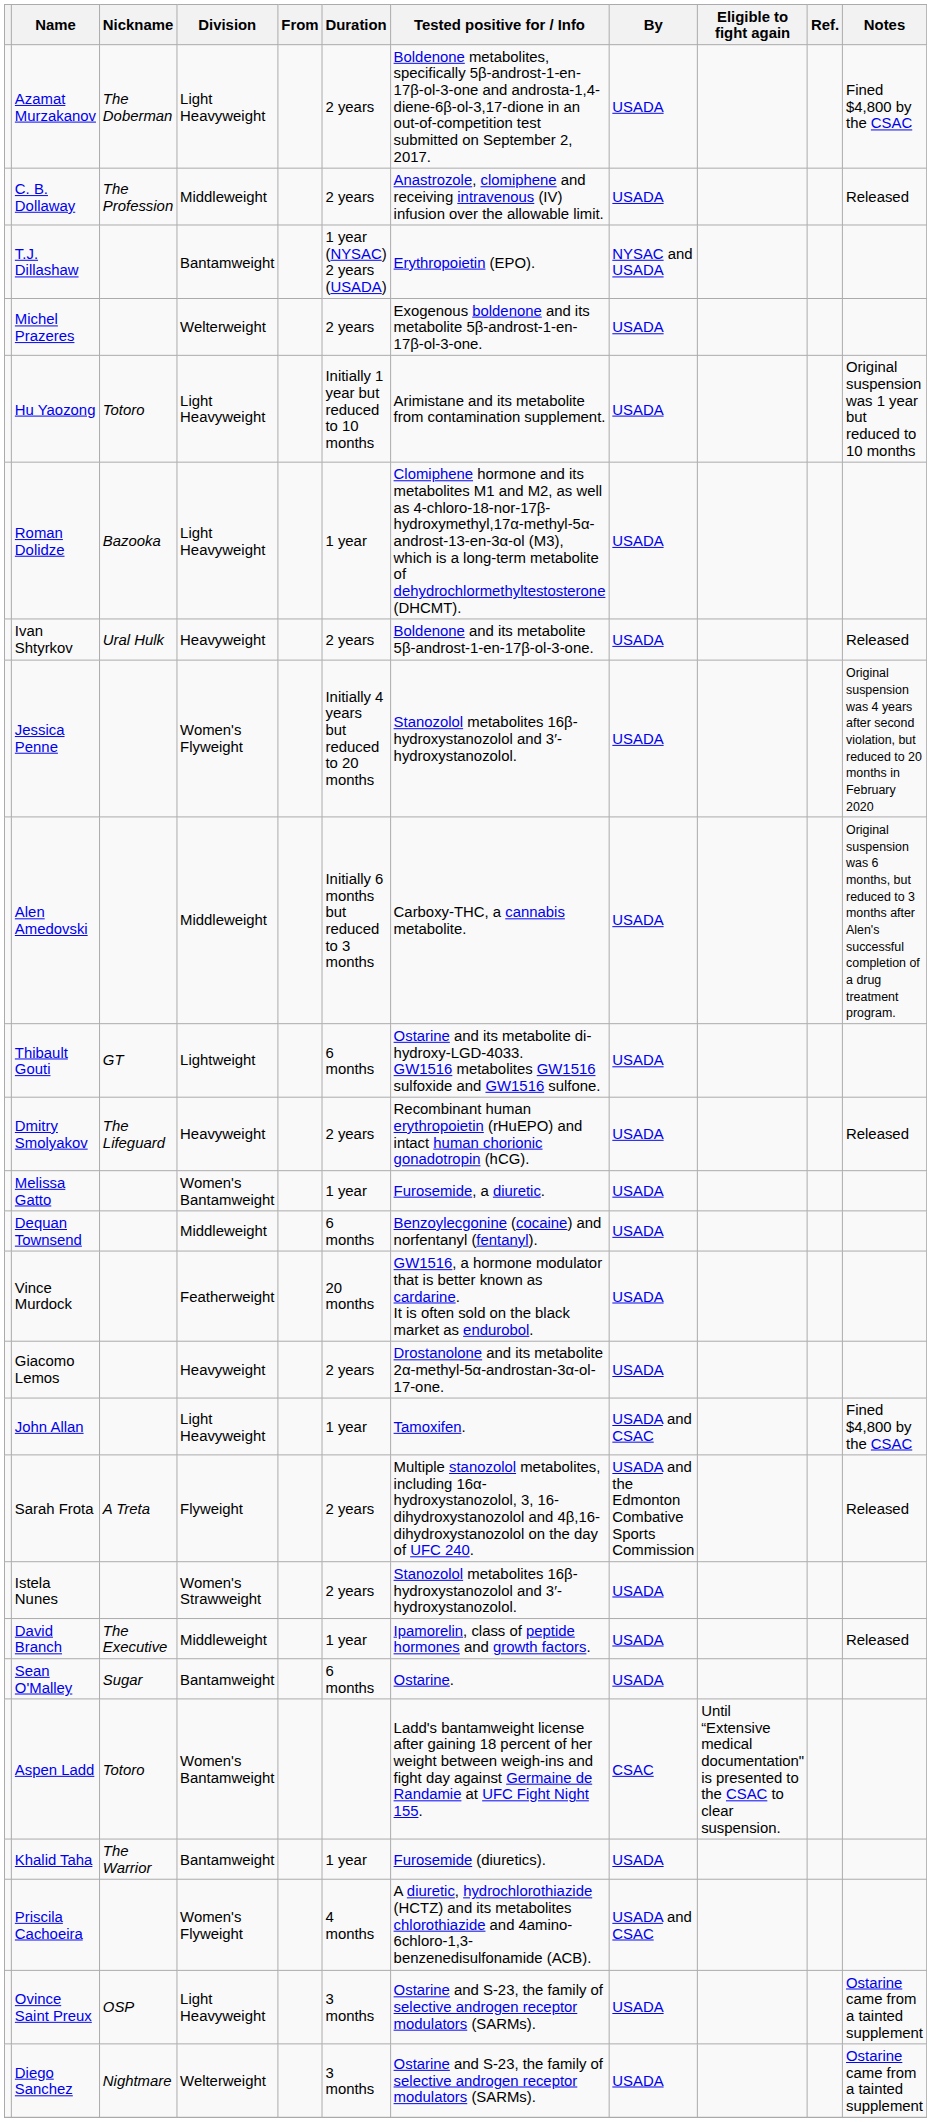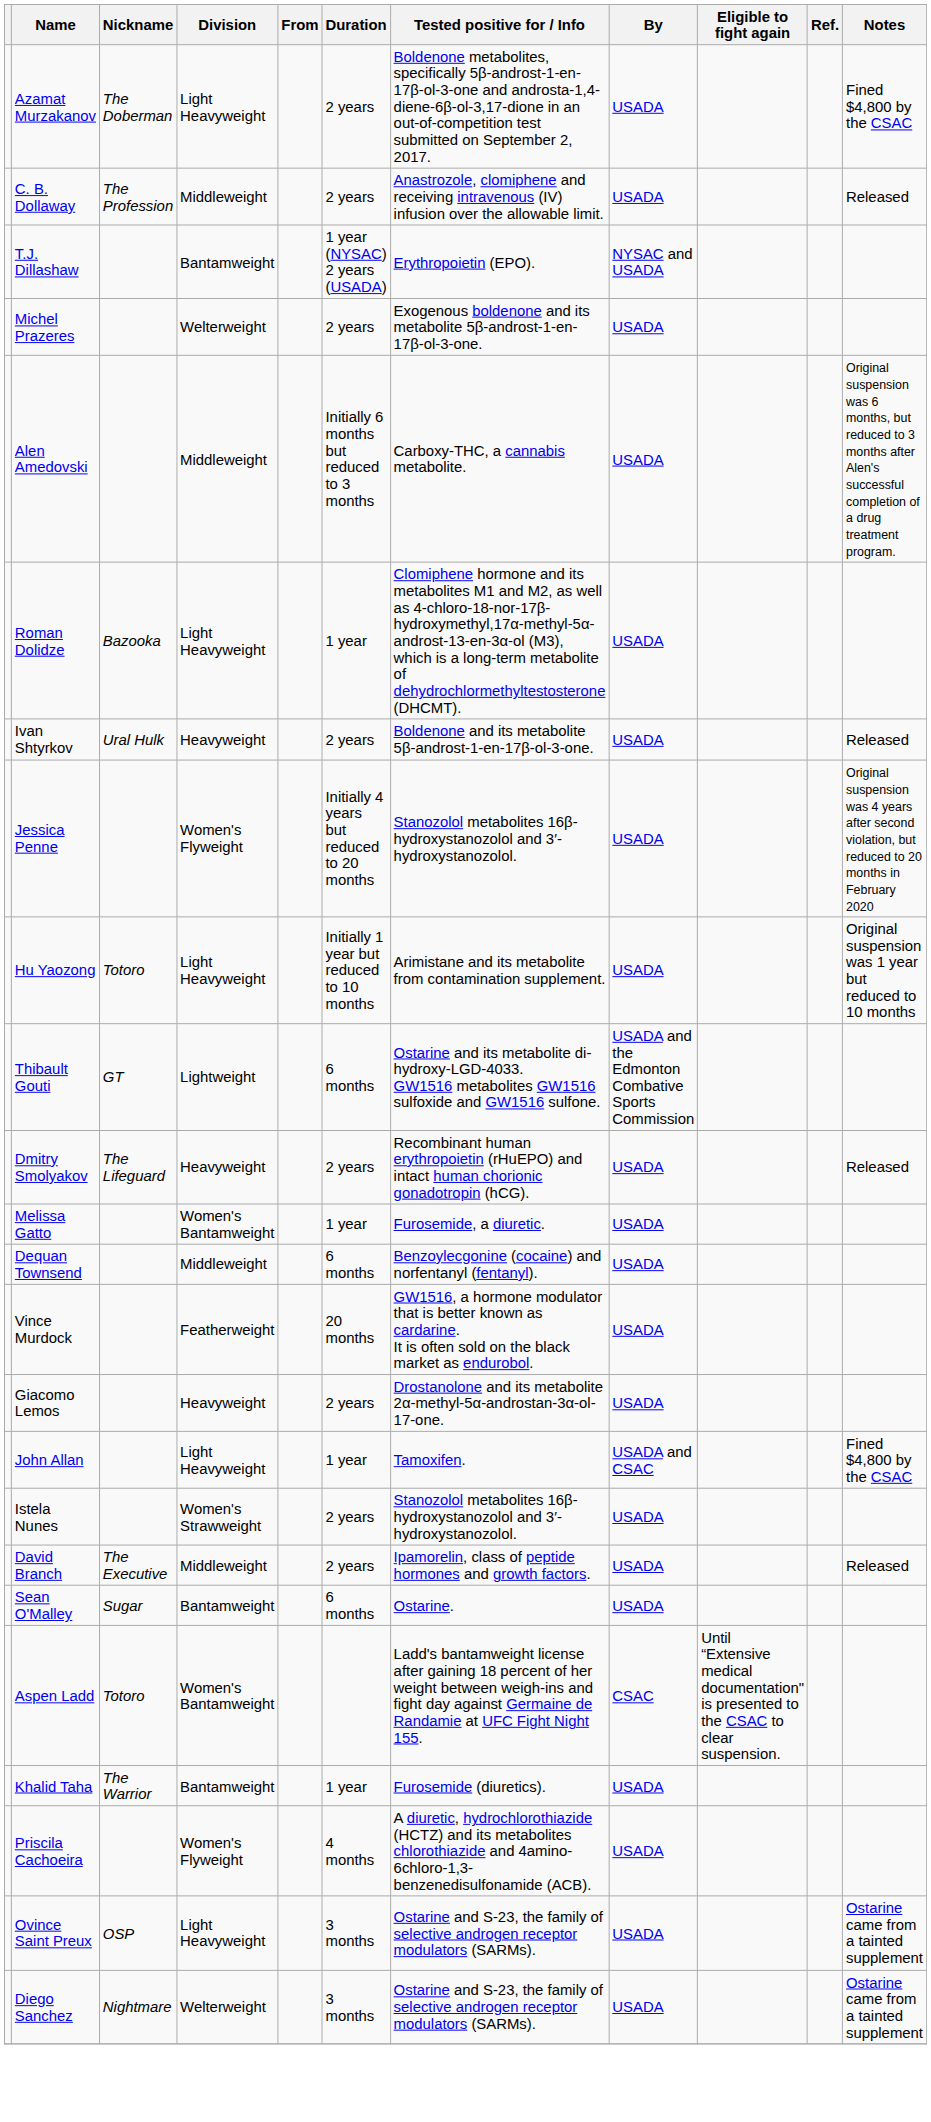rows swapped: (55, 409) <-> (51, 920)
(638, 1060) USADA -> (653, 1077) USADA and the Edmonton Combative Sports Commission
- row: (54, 1509)
(346, 1639) 1 year -> (350, 1565) 2 years
(652, 1925) USADA and CSAC -> (638, 1851) USADA
